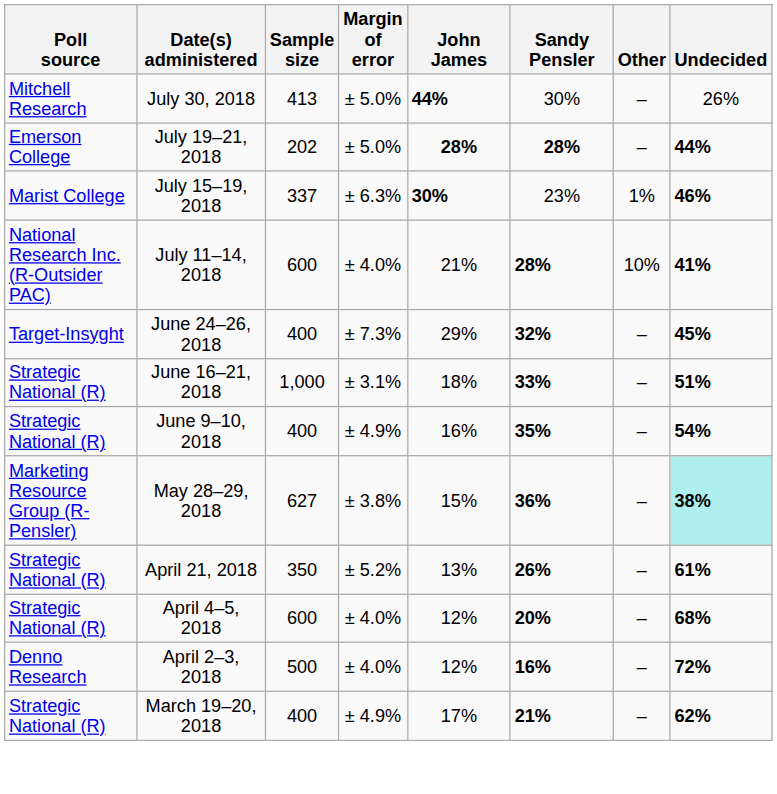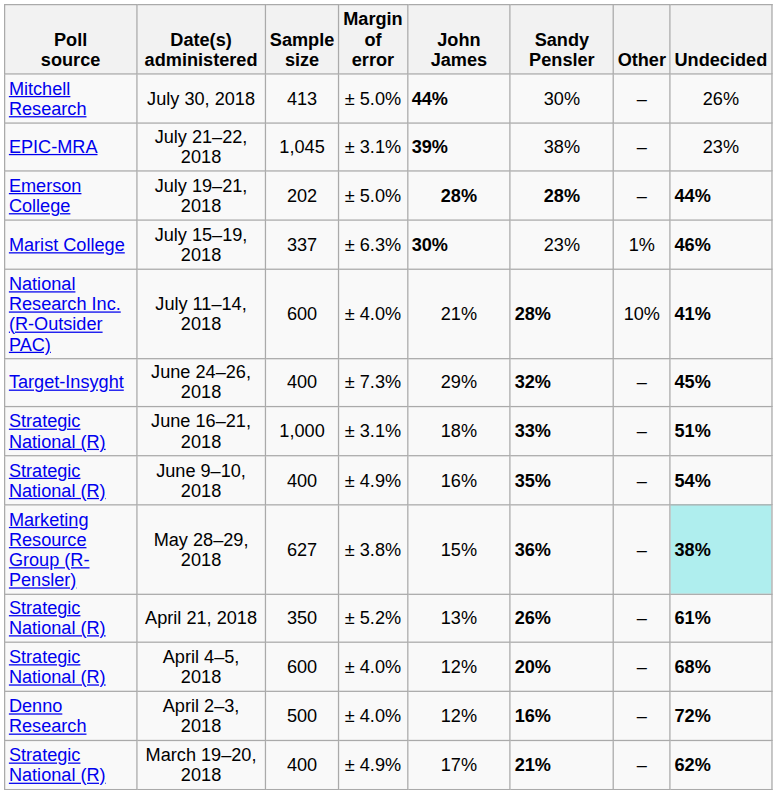+ row: (201, 147)
